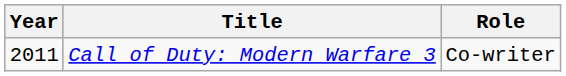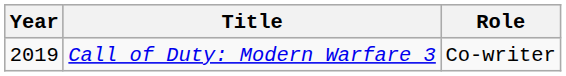(34, 55) 2011 -> (34, 55) 2019
